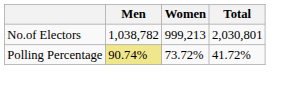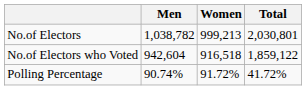+ row: (73, 54)
(128, 54) khaki background -> (163, 74) no background
(184, 54) 73.72% -> (220, 74) 91.72%
